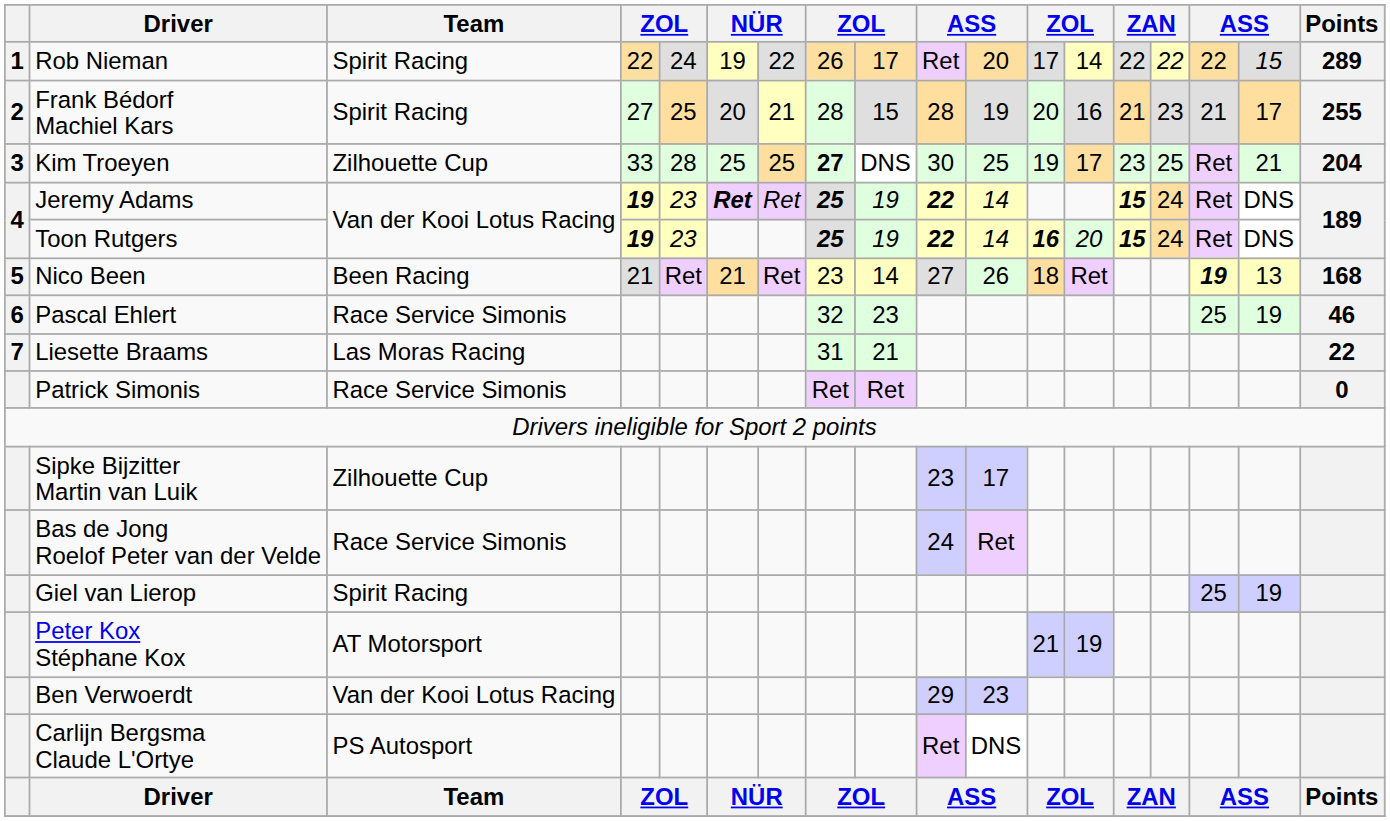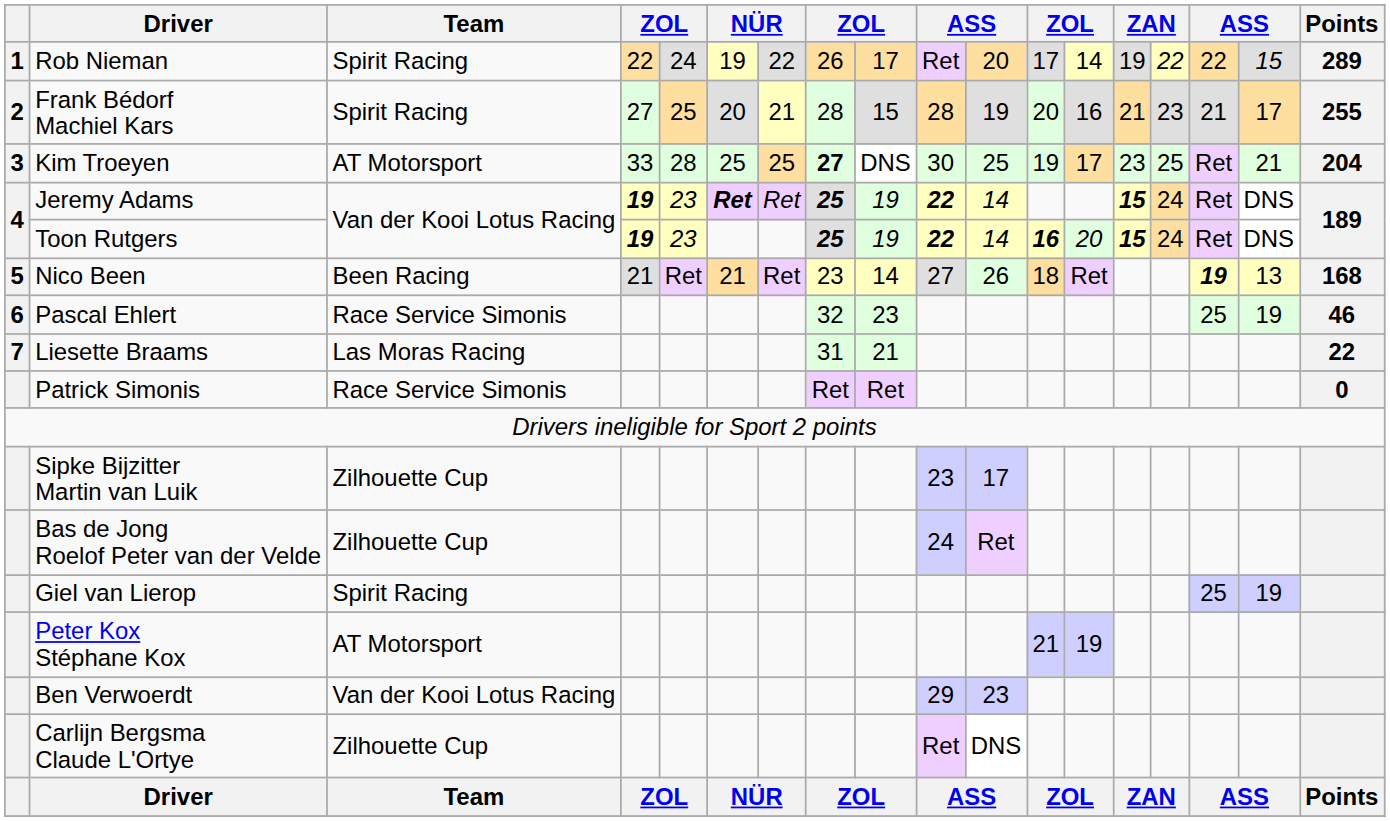(1132, 61) 22 -> (1132, 61) 19
(410, 163) Zilhouette Cup -> (407, 163) AT Motorsport
(450, 542) Race Service Simonis -> (410, 542) Zilhouette Cup
(402, 746) PS Autosport -> (410, 746) Zilhouette Cup
